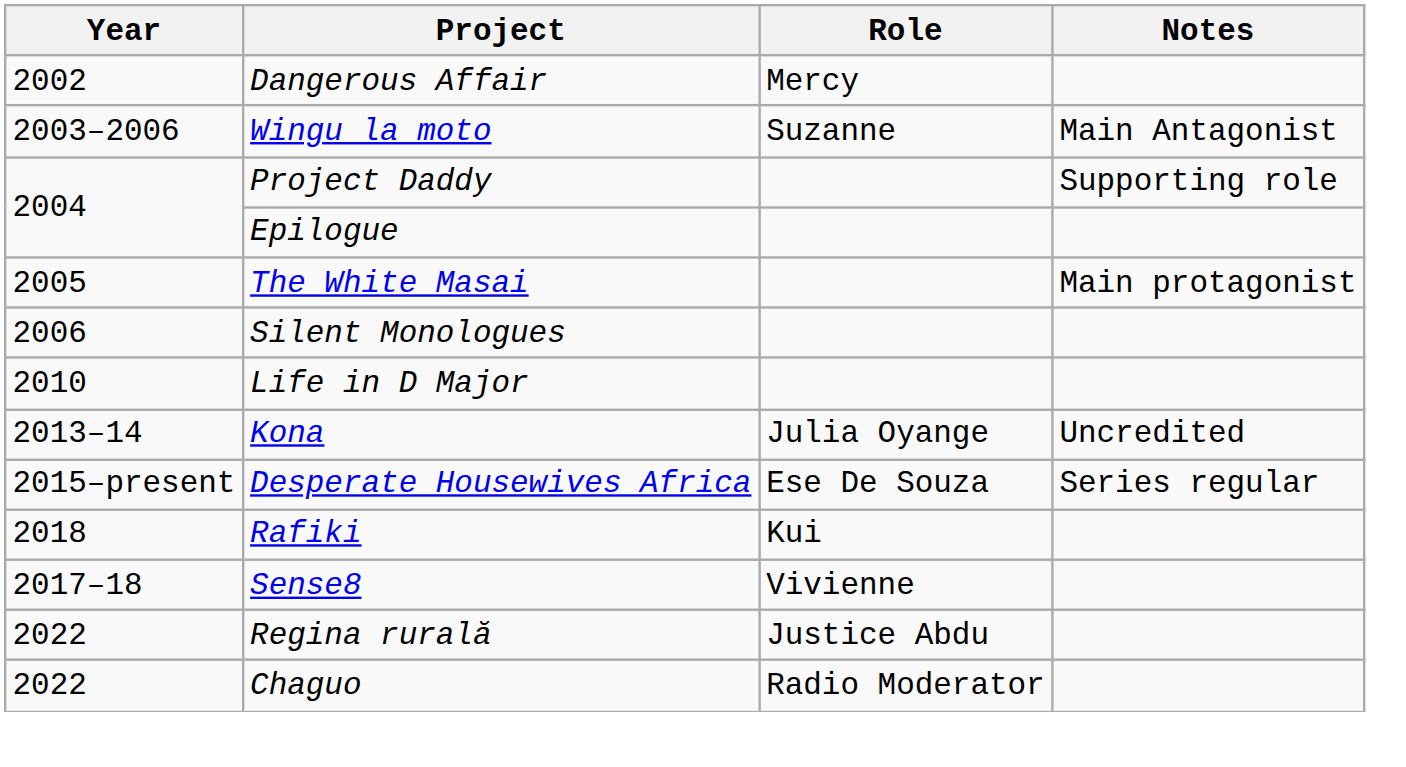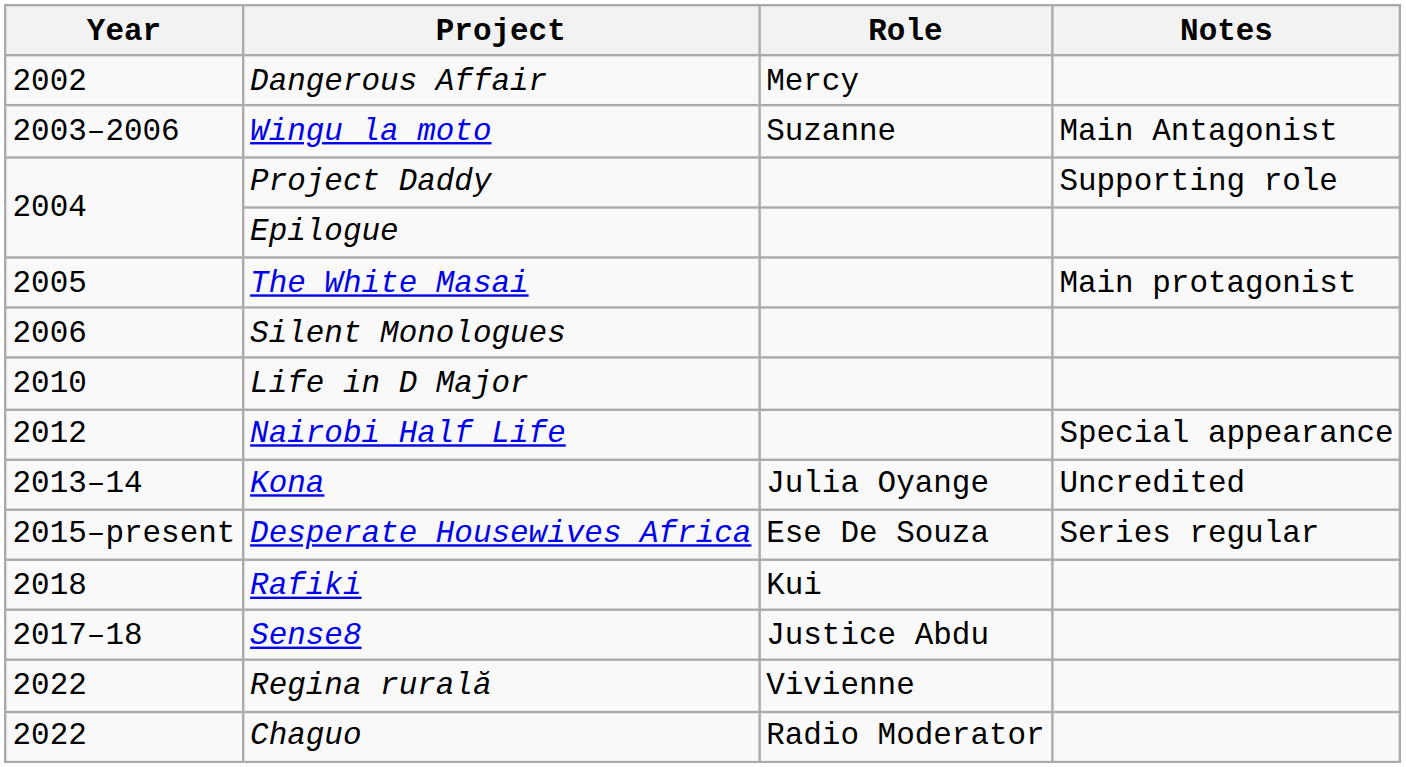+ row: (408, 434)
(840, 585) Vivienne -> (878, 636) Justice Abdu
(878, 636) Justice Abdu -> (840, 686) Vivienne
